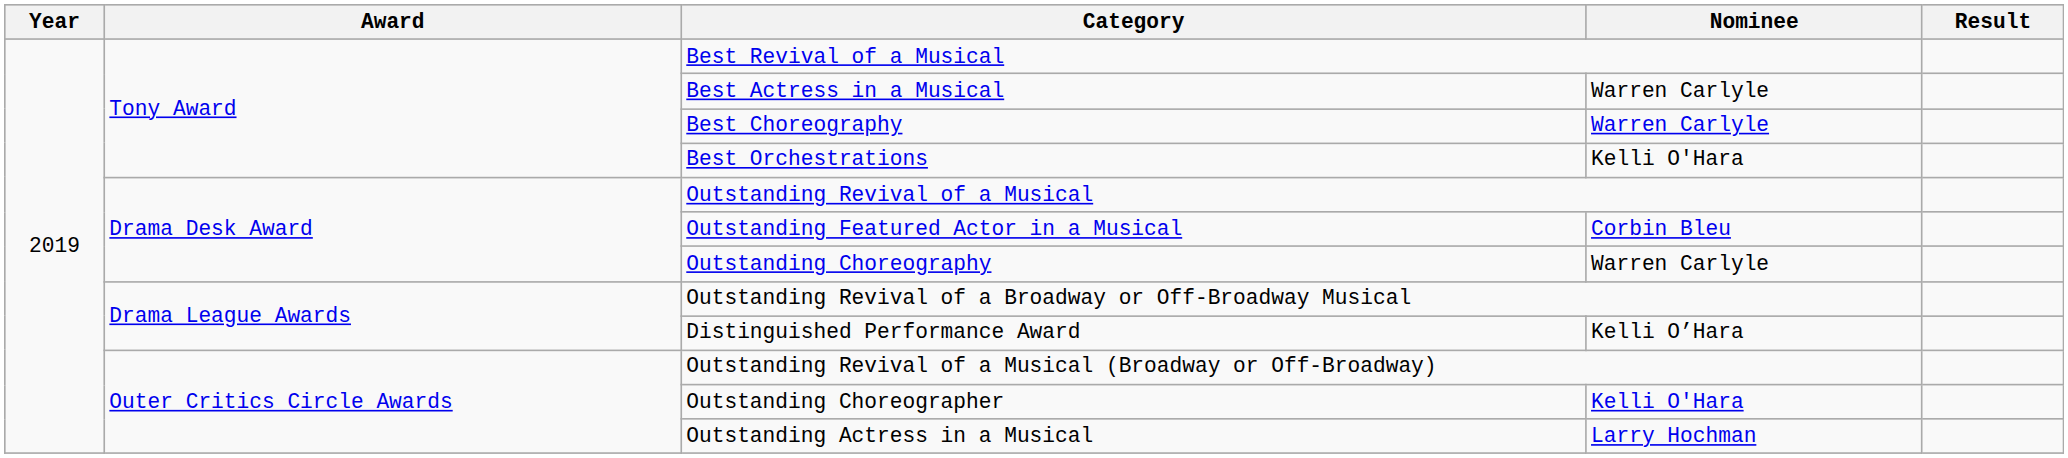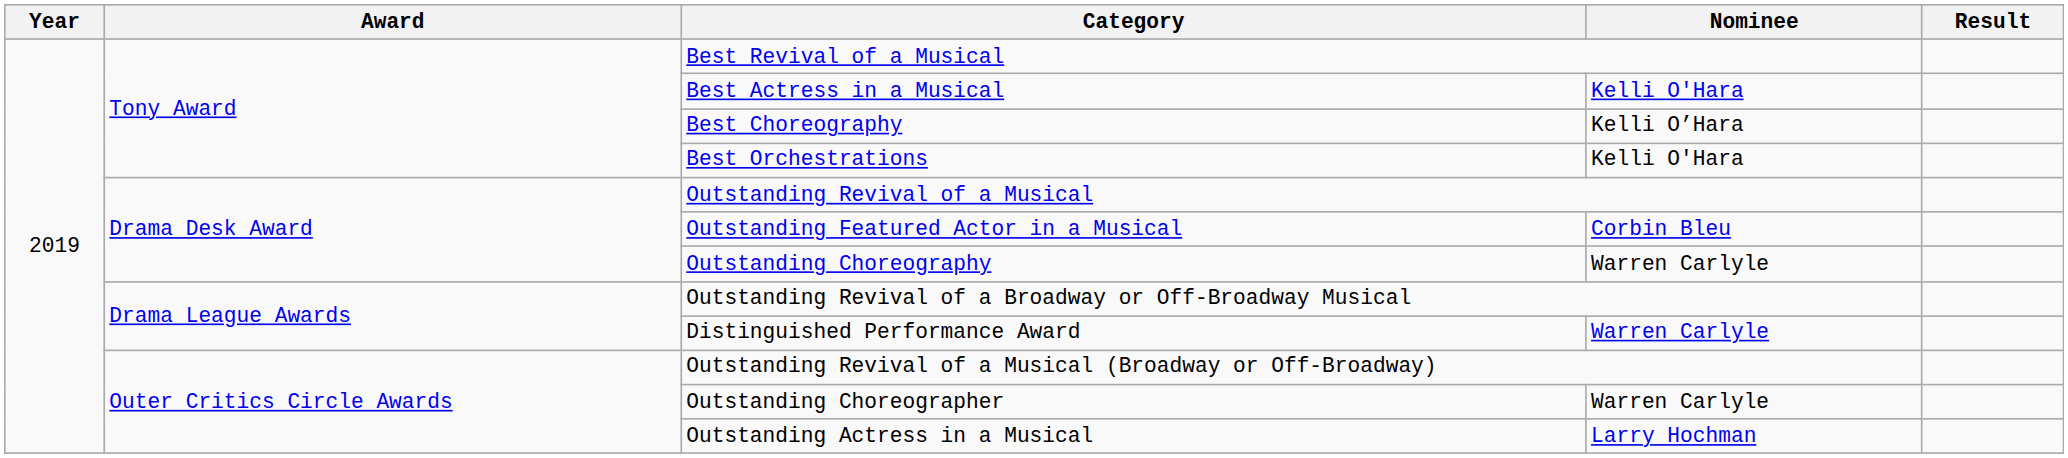(1680, 91) Warren Carlyle -> (1667, 91) Kelli O'Hara
(1680, 126) Warren Carlyle -> (1667, 126) Kelli O’Hara
(1667, 333) Kelli O’Hara -> (1680, 333) Warren Carlyle
(1667, 402) Kelli O'Hara -> (1680, 402) Warren Carlyle
